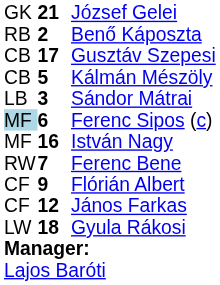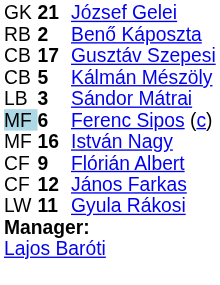- row: (126, 163)
(48, 227) 18 -> (48, 206) 11
